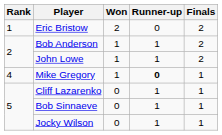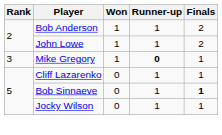- row: (62, 28)
(9, 75) 4 -> (9, 59) 3
(201, 106) normal -> (201, 91) bold
